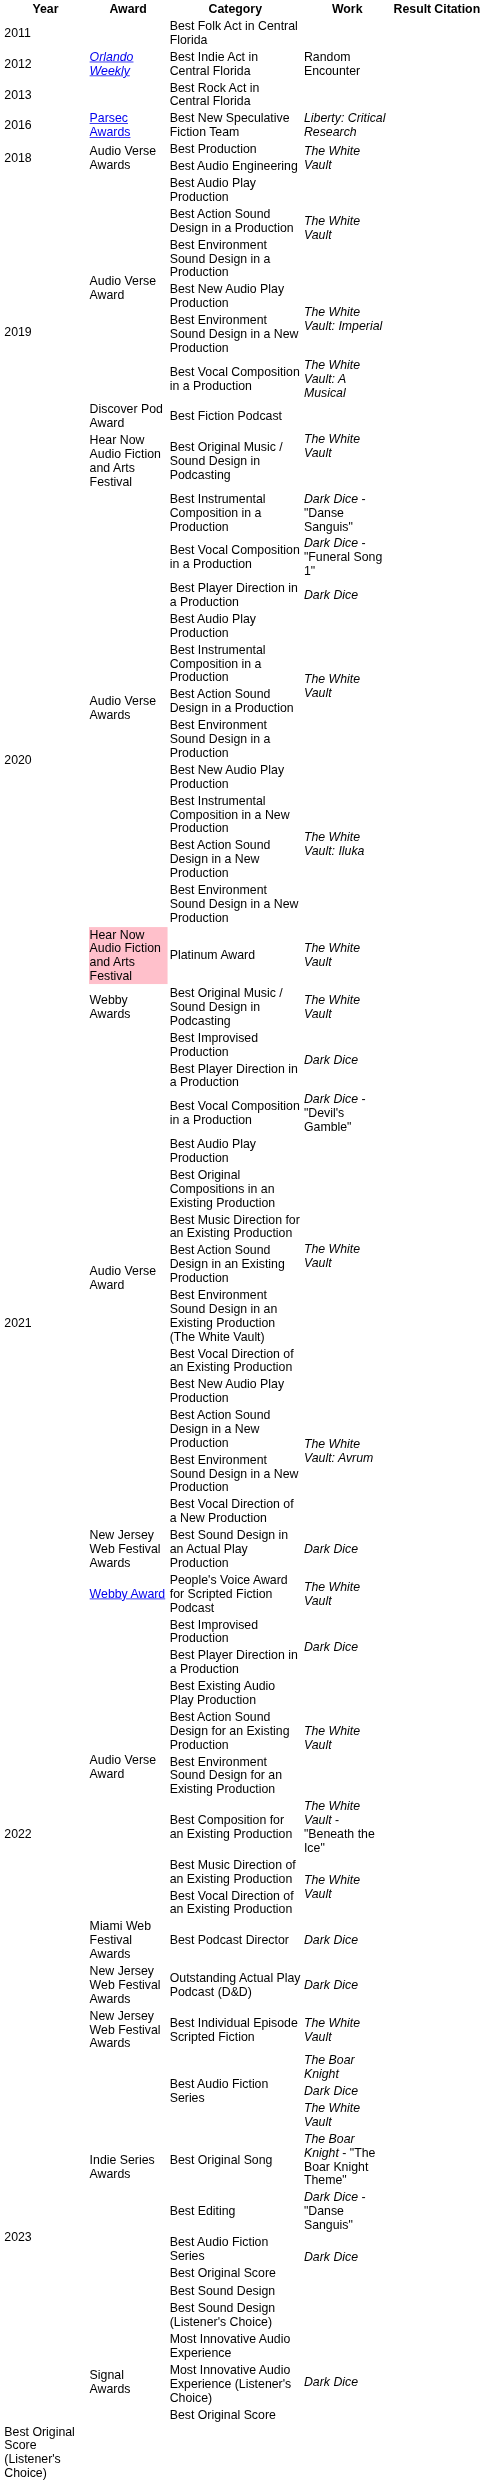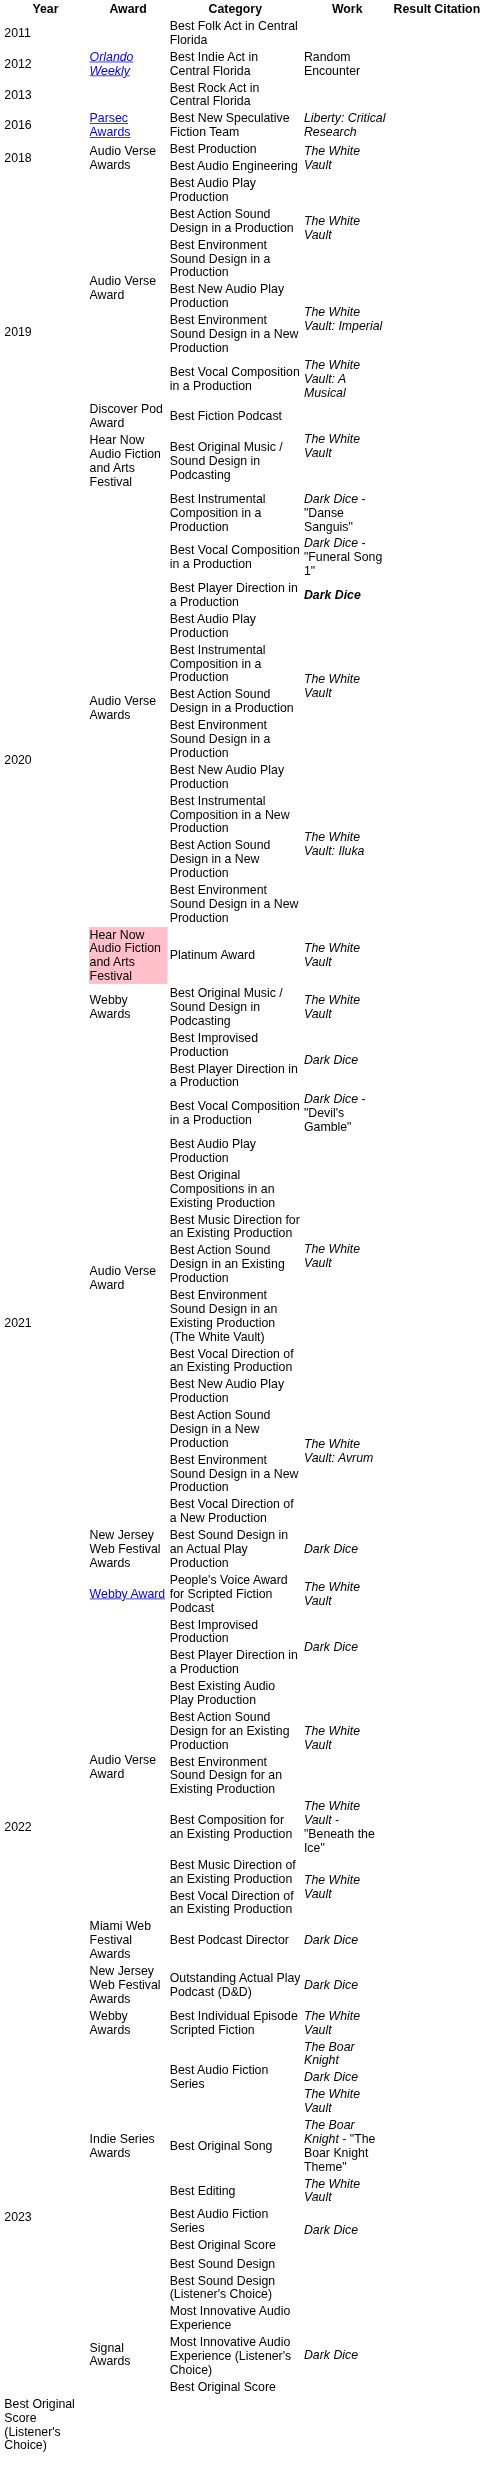(331, 595) normal -> (332, 595) bold
(125, 2029) New Jersey Web Festival Awards -> (110, 2022) Webby Awards
(335, 2211) Dark Dice - "Danse Sanguis" -> (332, 2190) The White Vault
